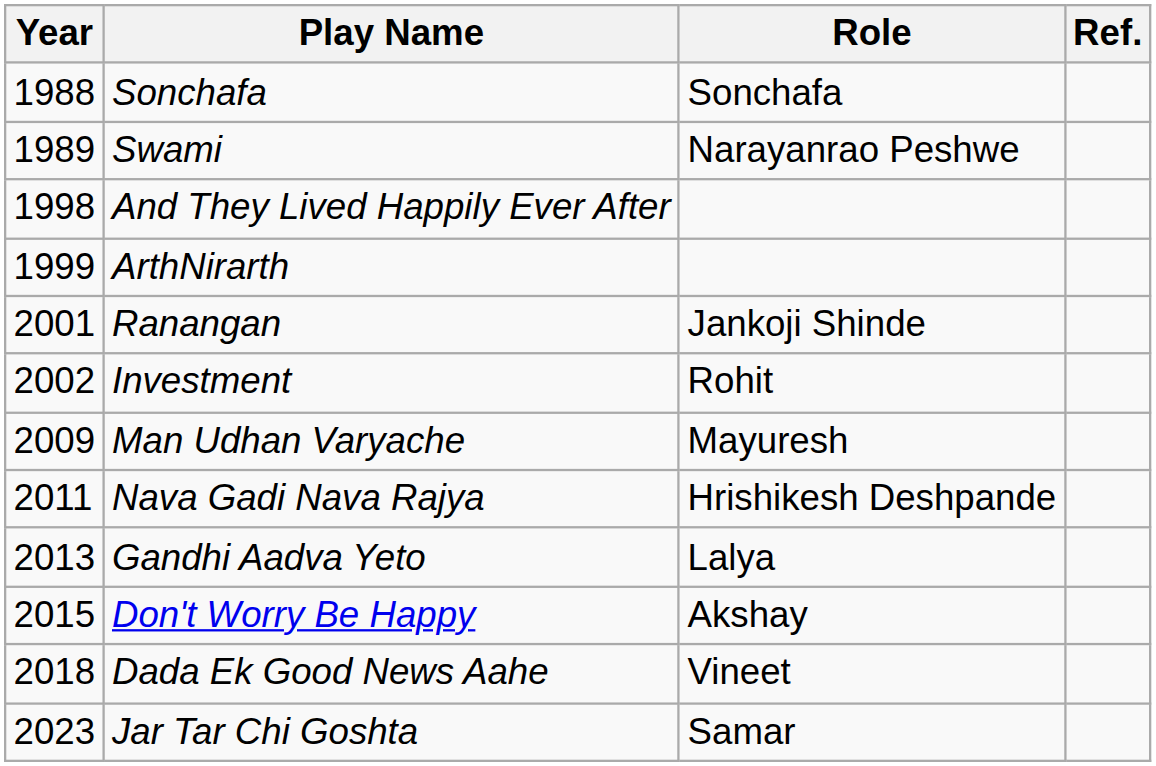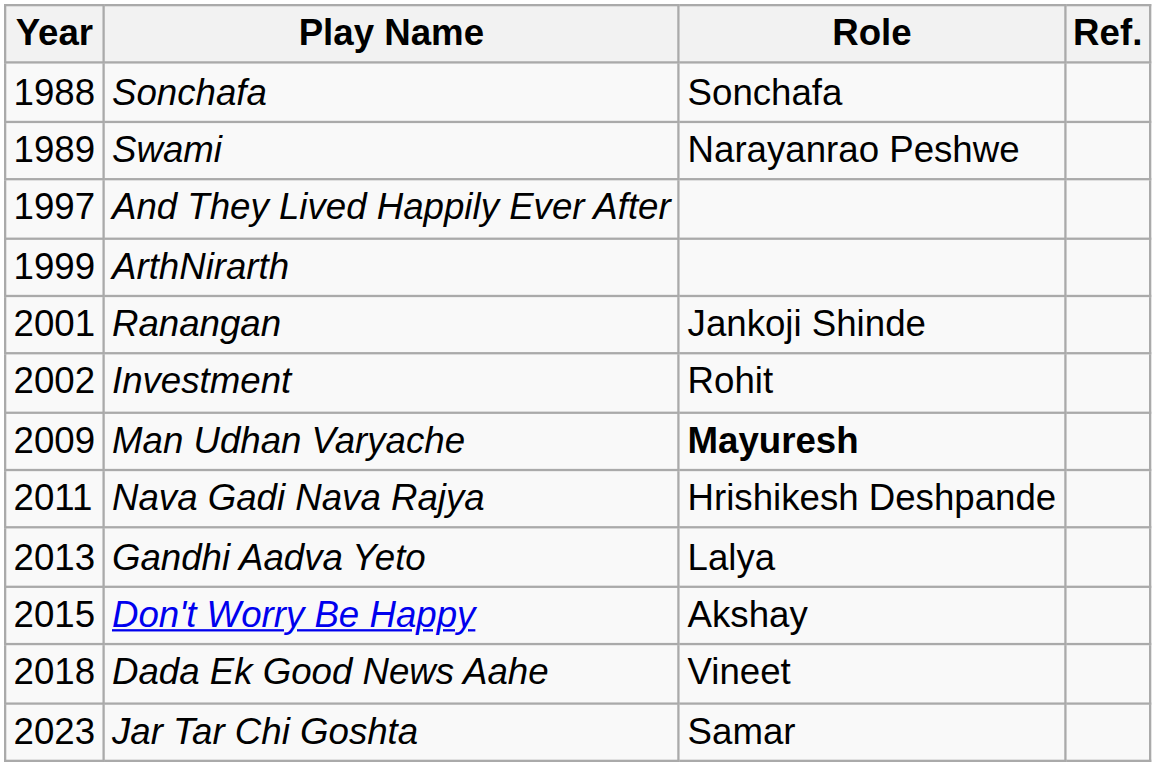(54, 207) 1998 -> (54, 207) 1997
(768, 440) normal -> (773, 440) bold
